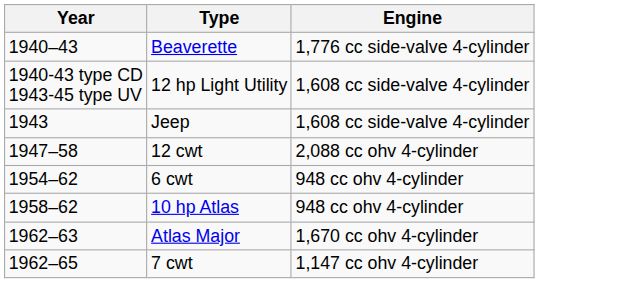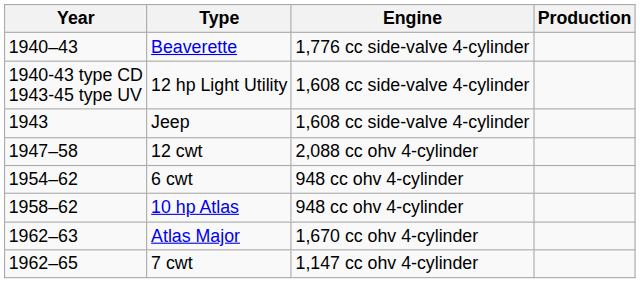+ column: (585, 18)
